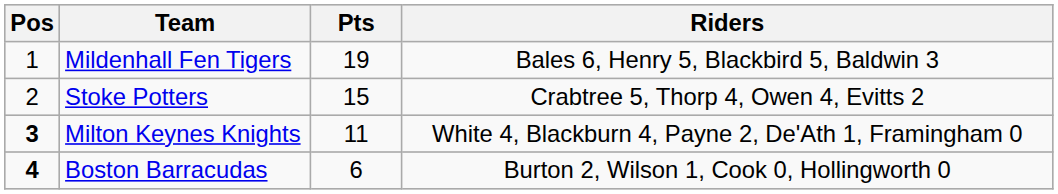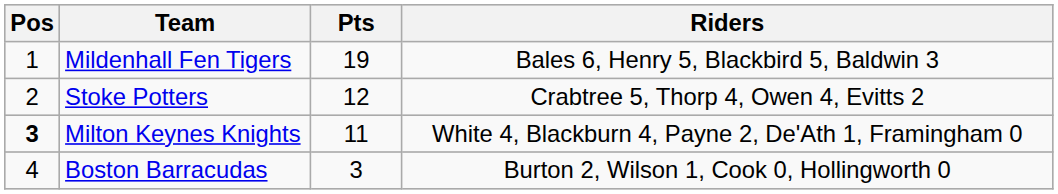(356, 96) 15 -> (356, 96) 12
(32, 170) bold -> (32, 170) normal
(356, 170) 6 -> (356, 170) 3
